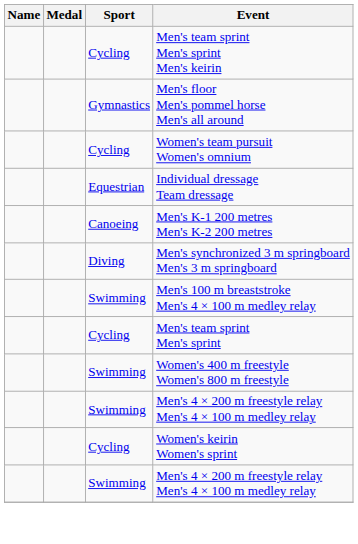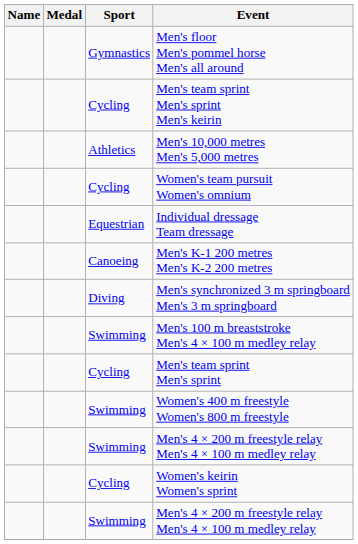rows swapped: (109, 52) <-> (119, 105)
+ row: (112, 150)
